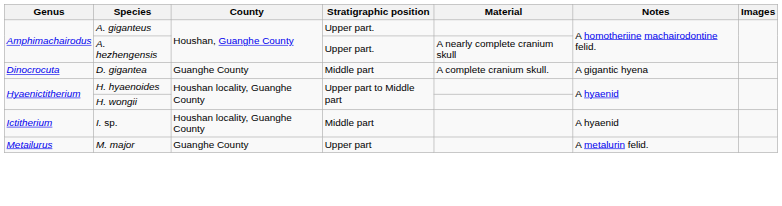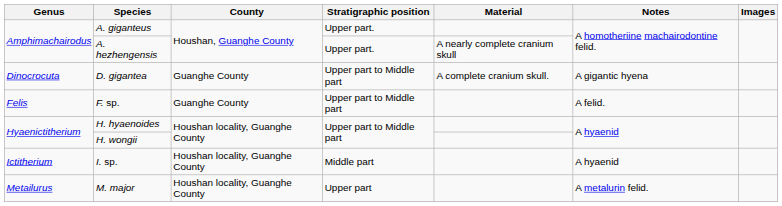(349, 70) Middle part -> (370, 76) Upper part to Middle part
+ row: (108, 103)
(211, 144) Guanghe County -> (233, 188) Houshan locality, Guanghe County
